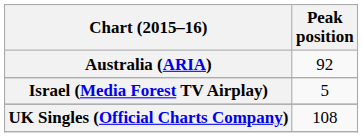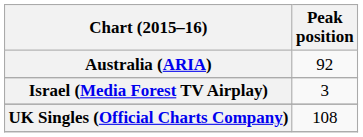(325, 90) 5 -> (325, 90) 3
